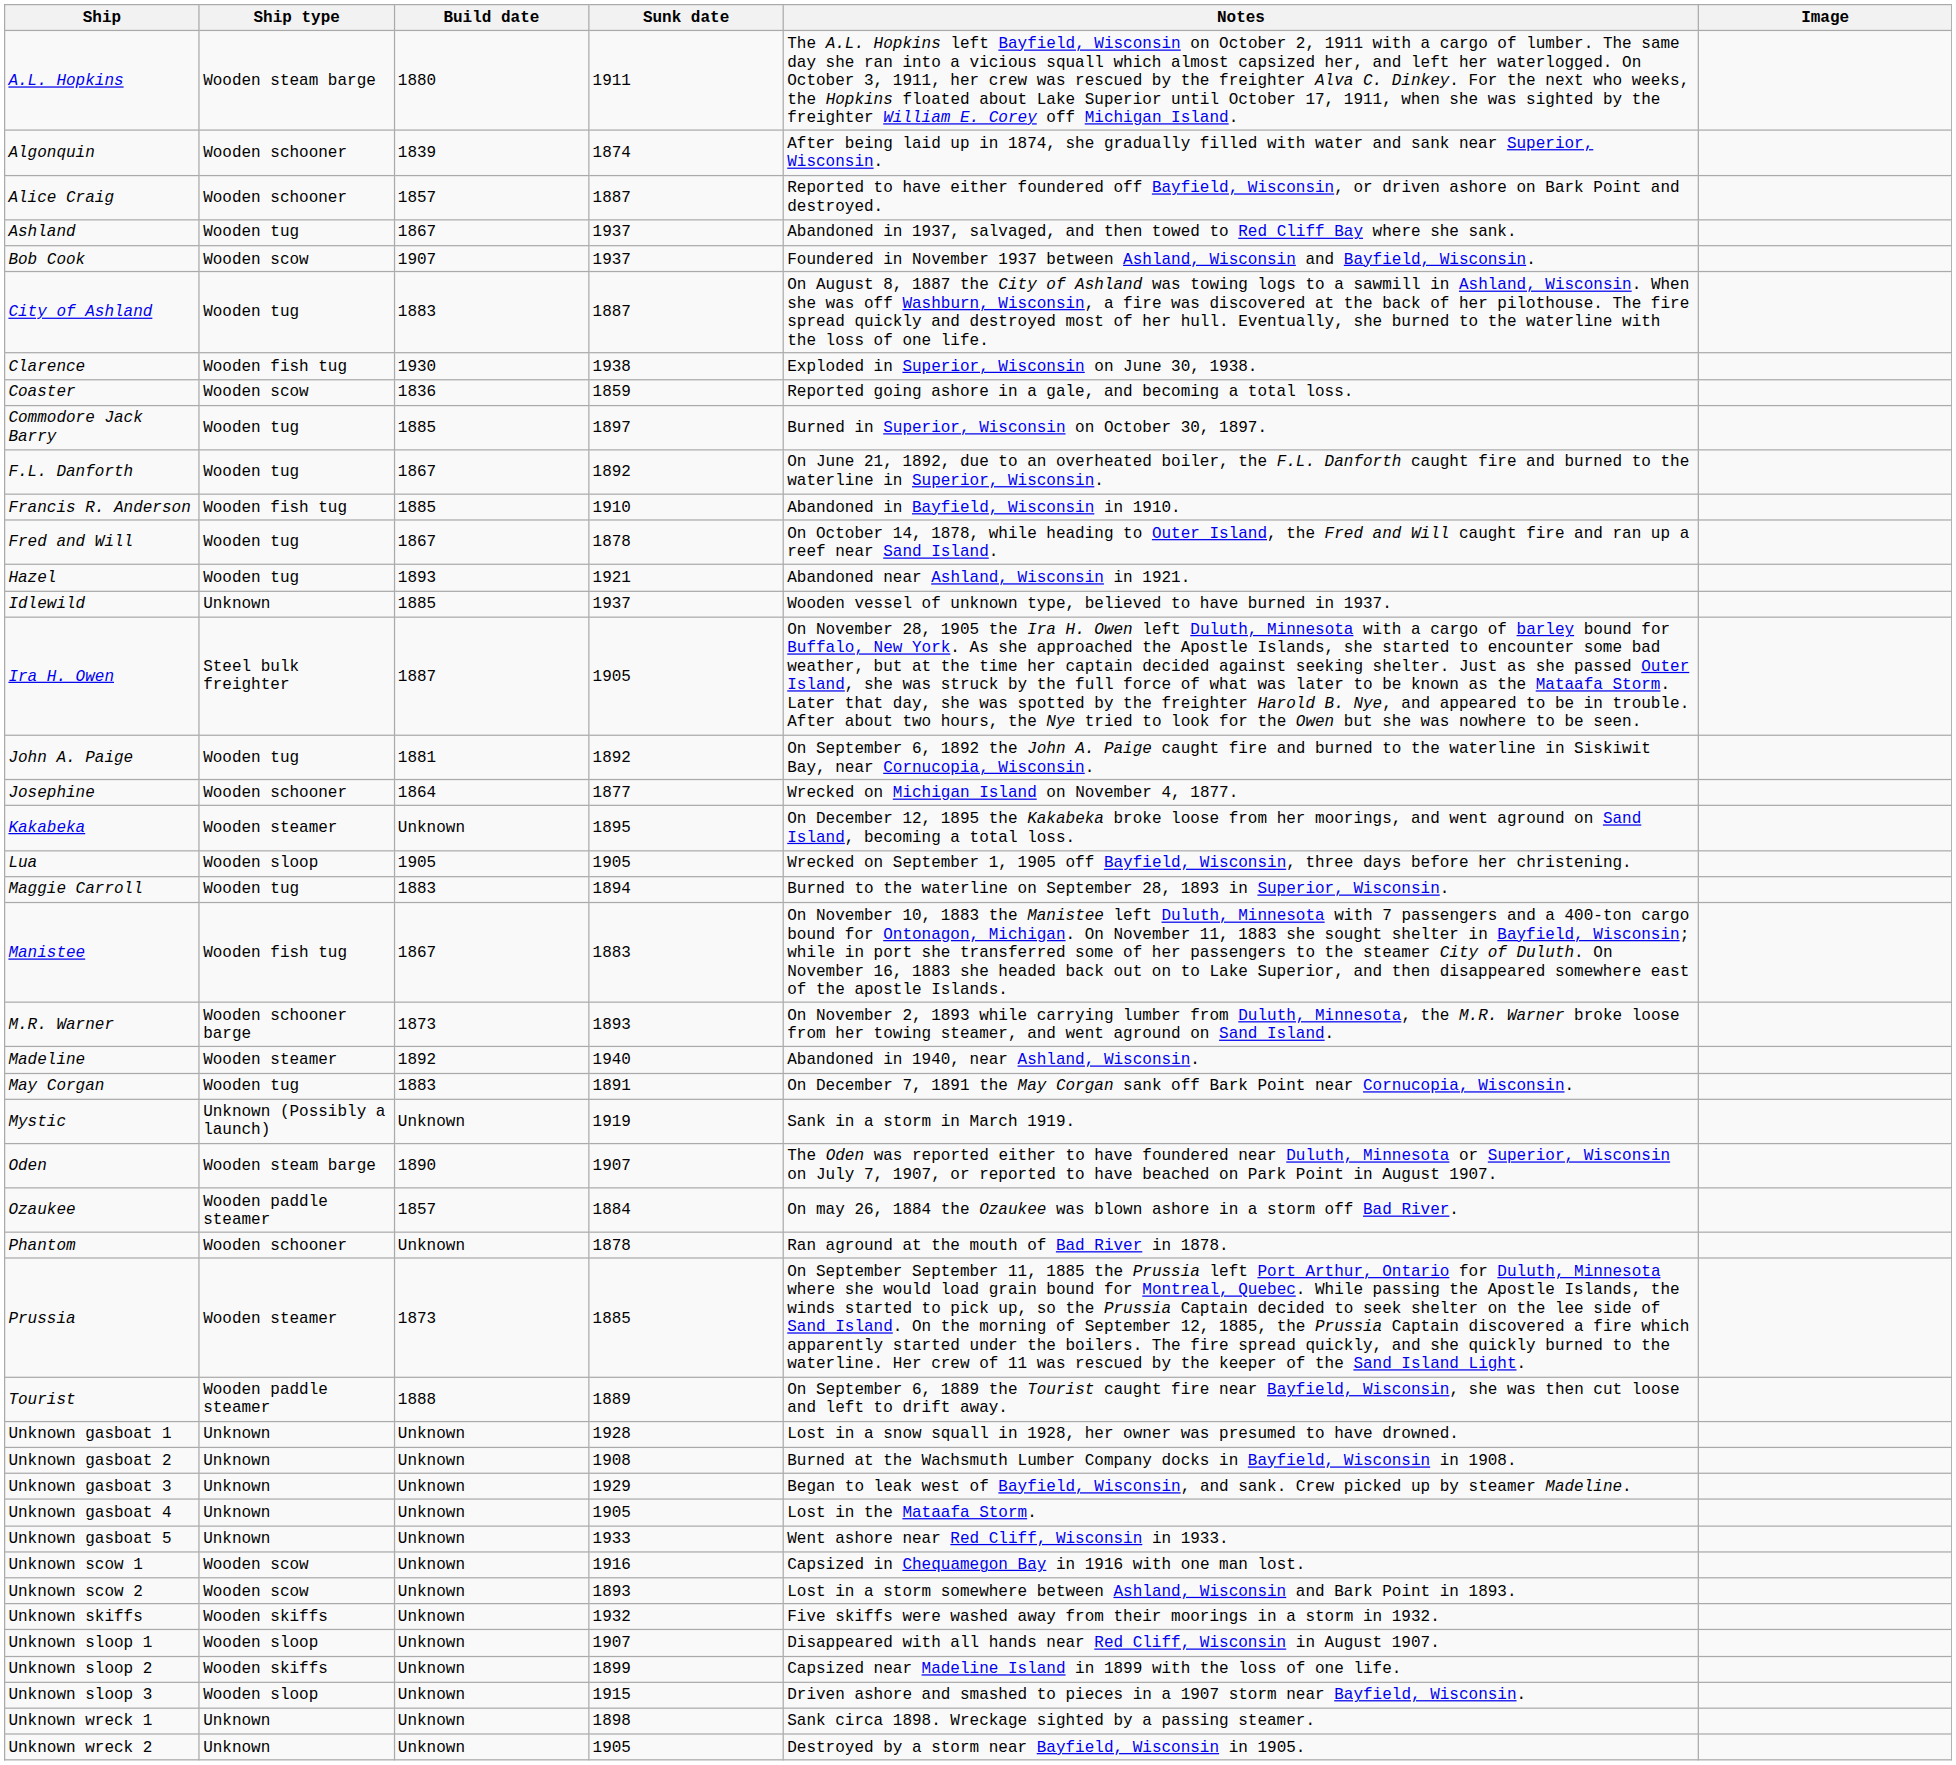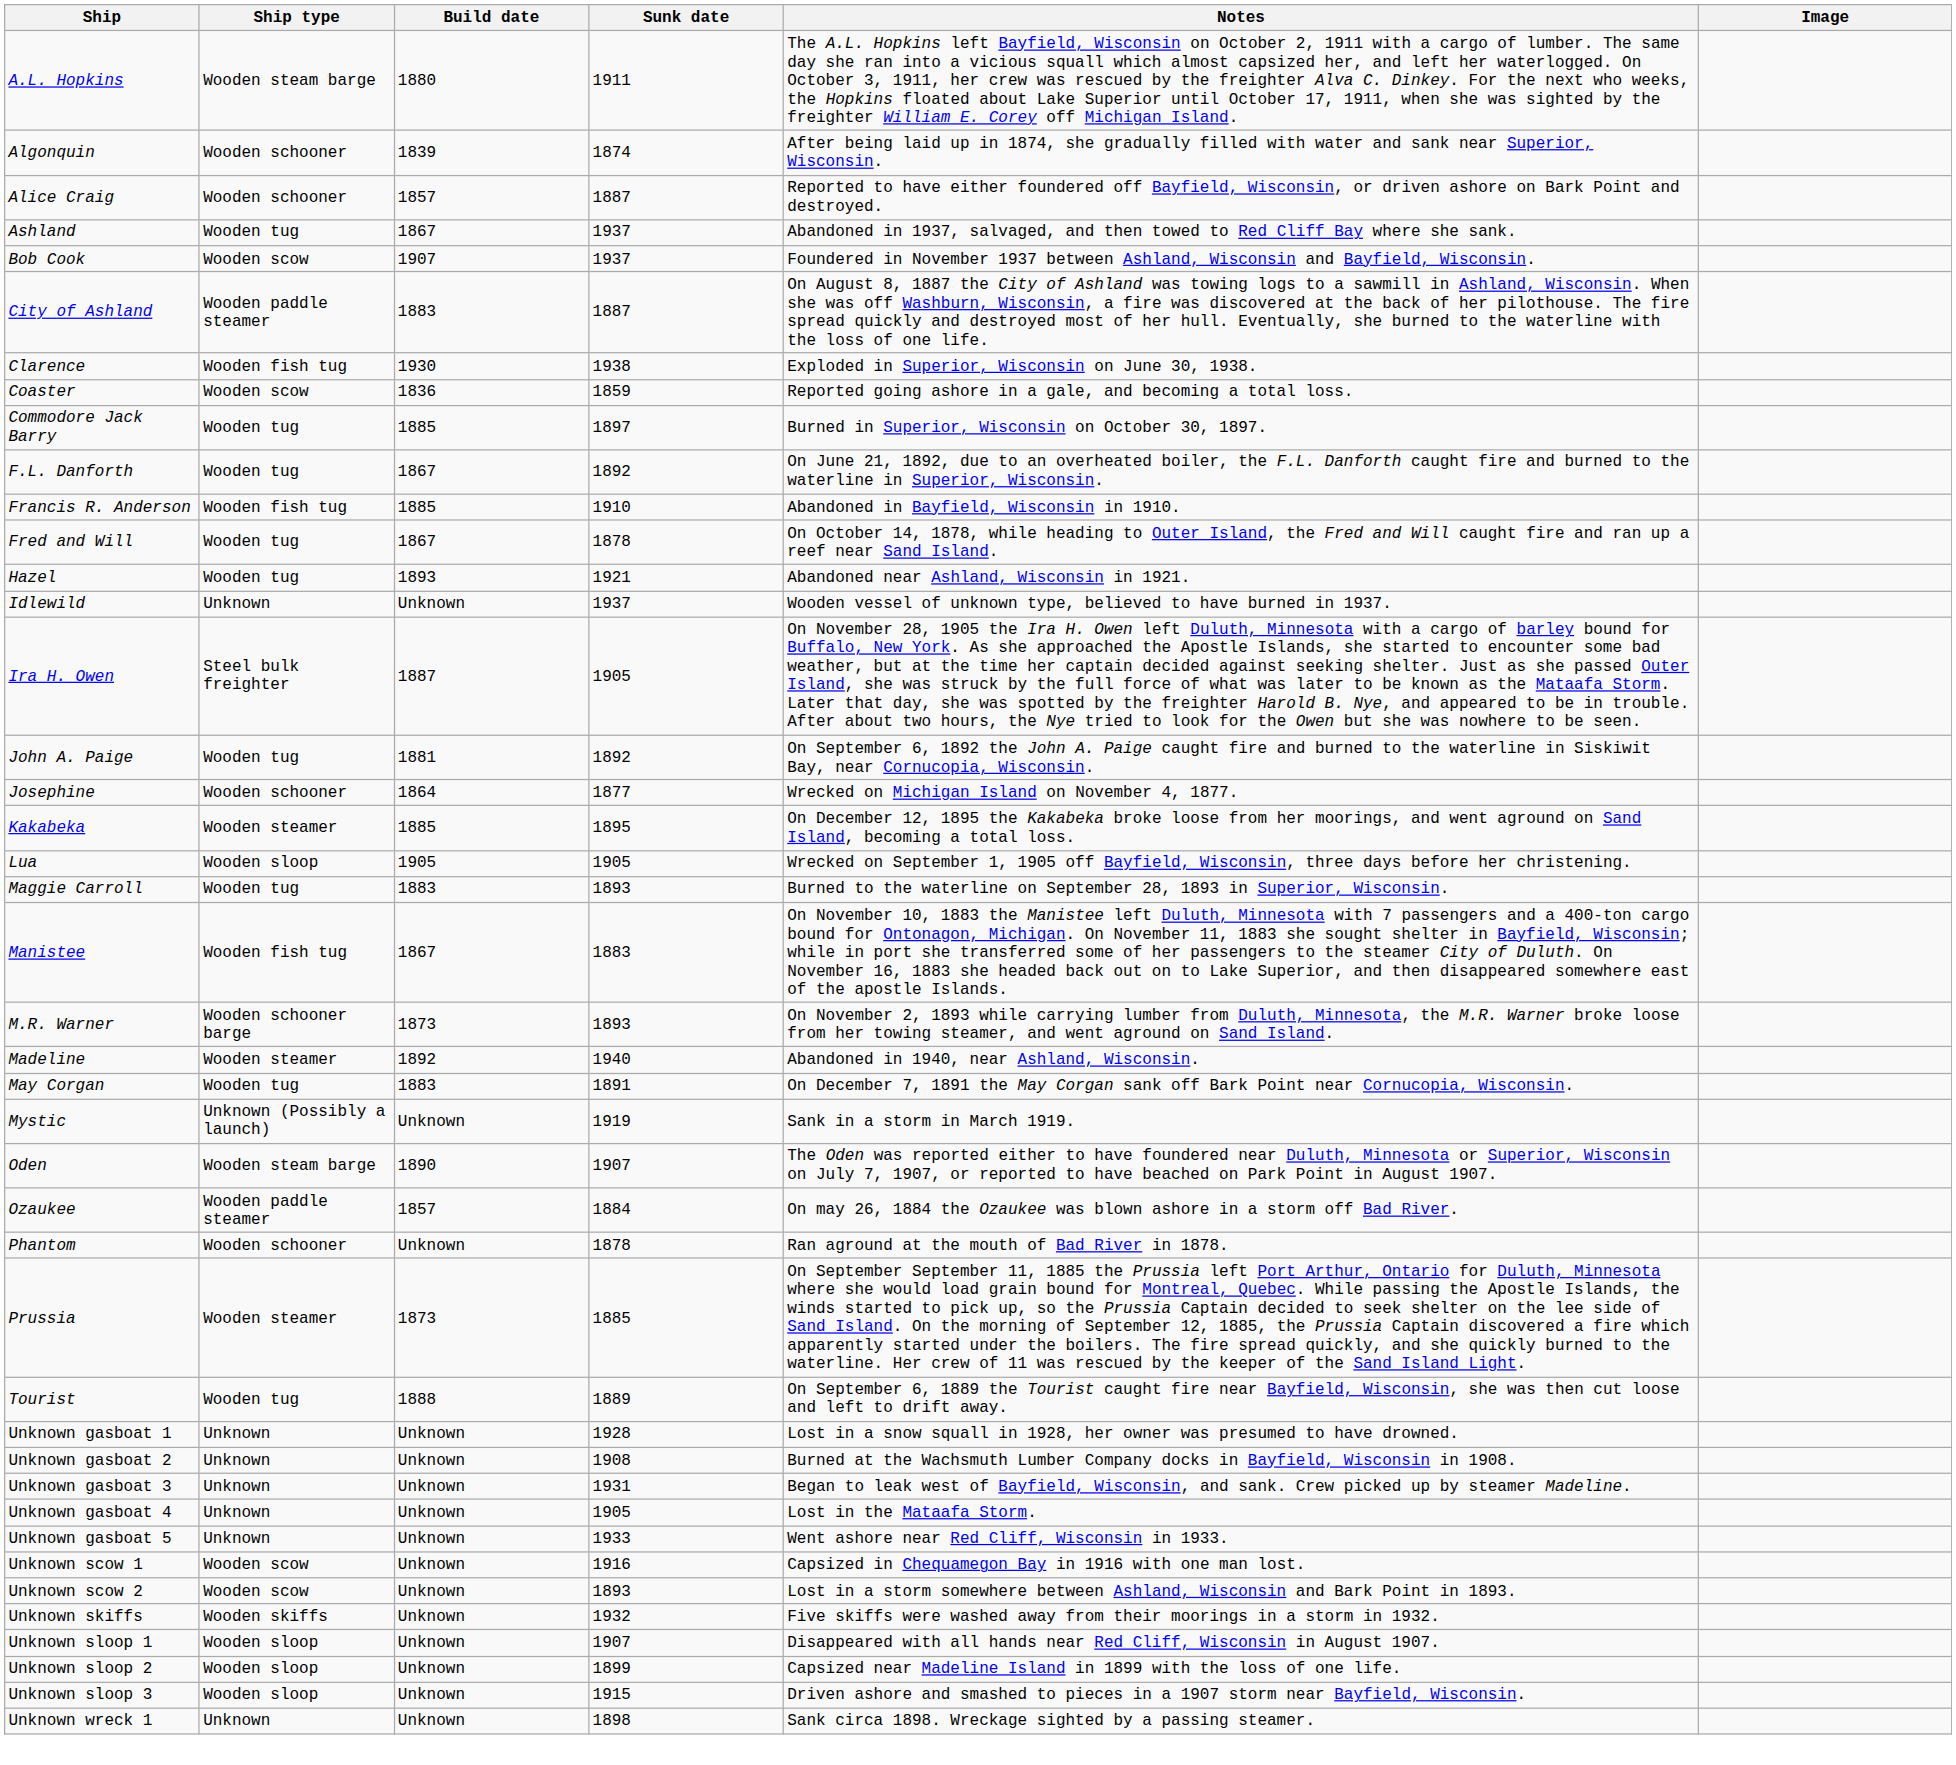(251, 312) Wooden tug -> (265, 312) Wooden paddle steamer
(417, 604) 1885 -> (431, 604) Unknown
(431, 828) Unknown -> (417, 828) 1885
(612, 889) 1894 -> (612, 889) 1893
(265, 1399) Wooden paddle steamer -> (251, 1399) Wooden tug
(612, 1486) 1929 -> (612, 1486) 1931
(265, 1669) Wooden skiffs -> (261, 1669) Wooden sloop
- row: (80, 1747)
